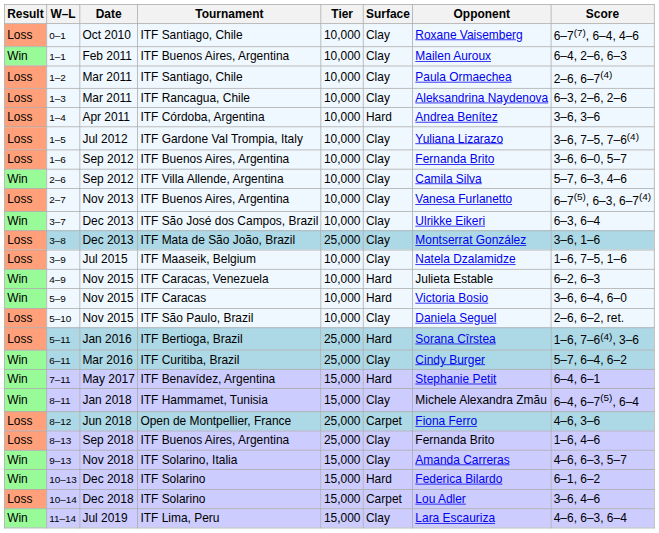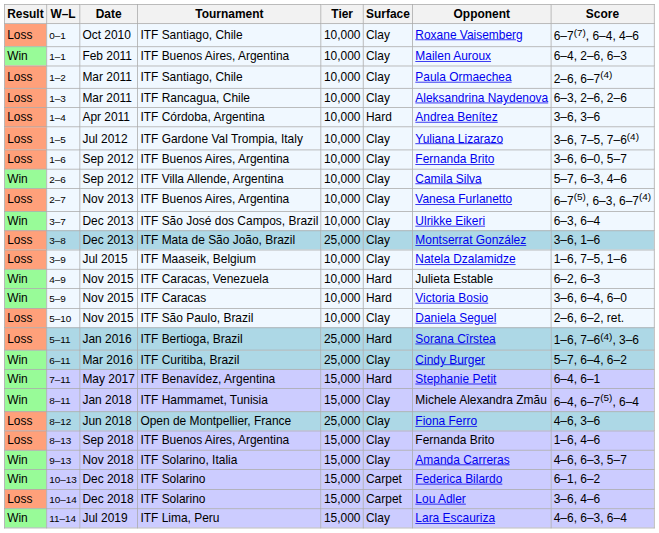(384, 420) Carpet -> (378, 420) Clay
(342, 440) 25,000 -> (342, 440) 15,000
(379, 479) Hard -> (384, 479) Carpet
